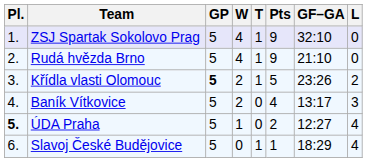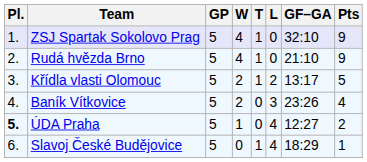columns swapped: (355, 15) <-> (280, 15)
(213, 80) bold -> (213, 80) normal
(314, 80) 23:26 -> (301, 80) 13:17
(314, 102) 13:17 -> (301, 102) 23:26
